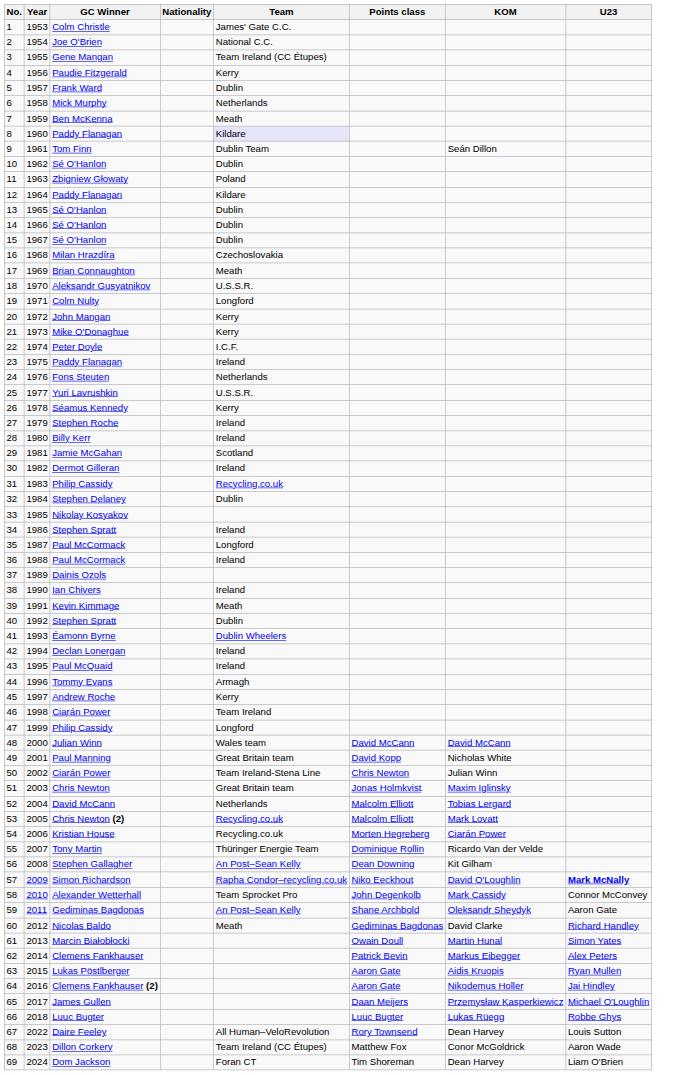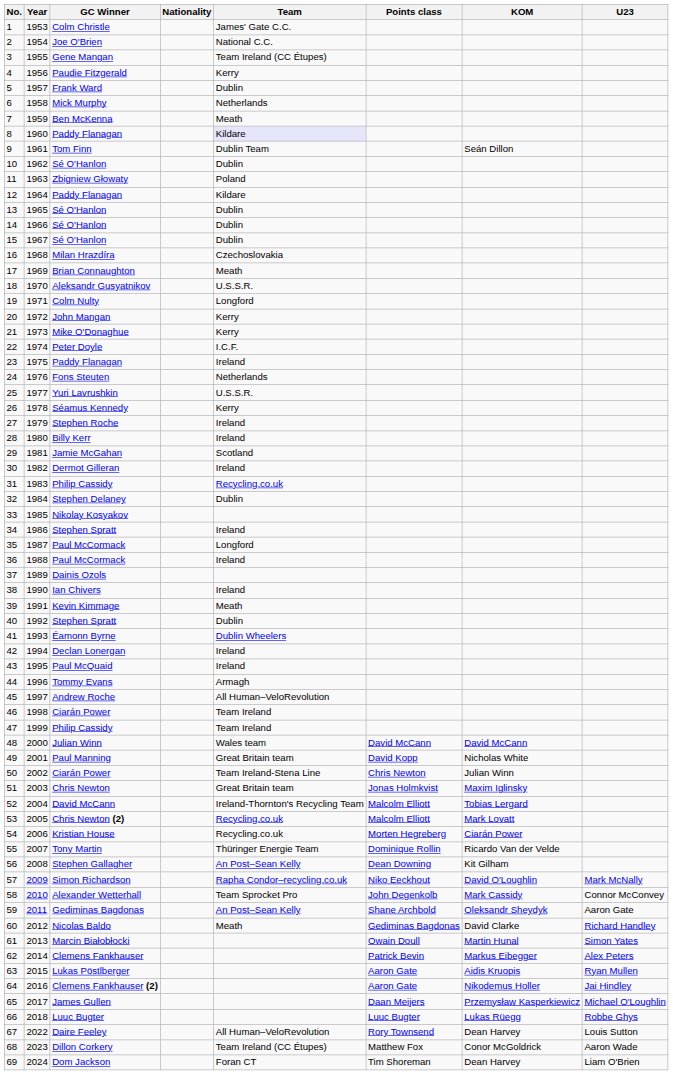(227, 697) Kerry -> (273, 697) All Human–VeloRevolution
(235, 727) Longford -> (244, 727) Team Ireland
(242, 803) Netherlands -> (290, 803) Ireland-Thornton's Recycling Team
(599, 879) bold -> (614, 879) normal
